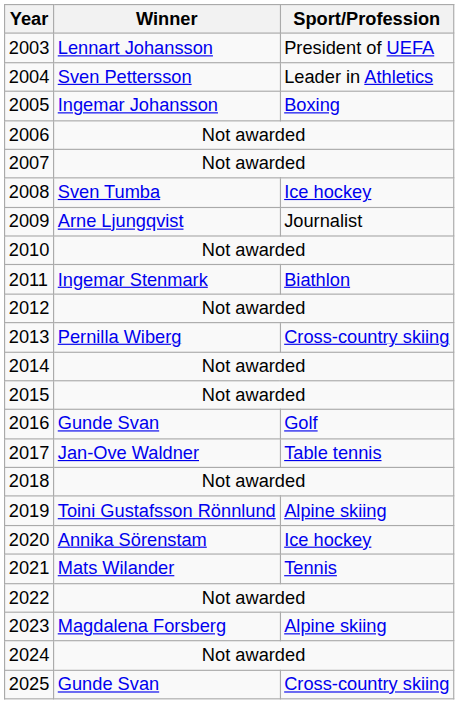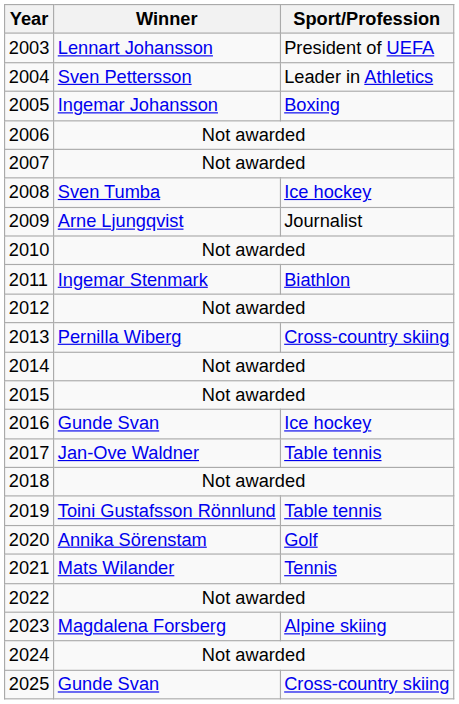(301, 423) Golf -> (328, 423) Ice hockey
(335, 510) Alpine skiing -> (333, 510) Table tennis
(328, 539) Ice hockey -> (301, 539) Golf
